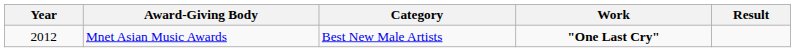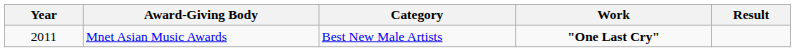(44, 36) 2012 -> (44, 36) 2011
